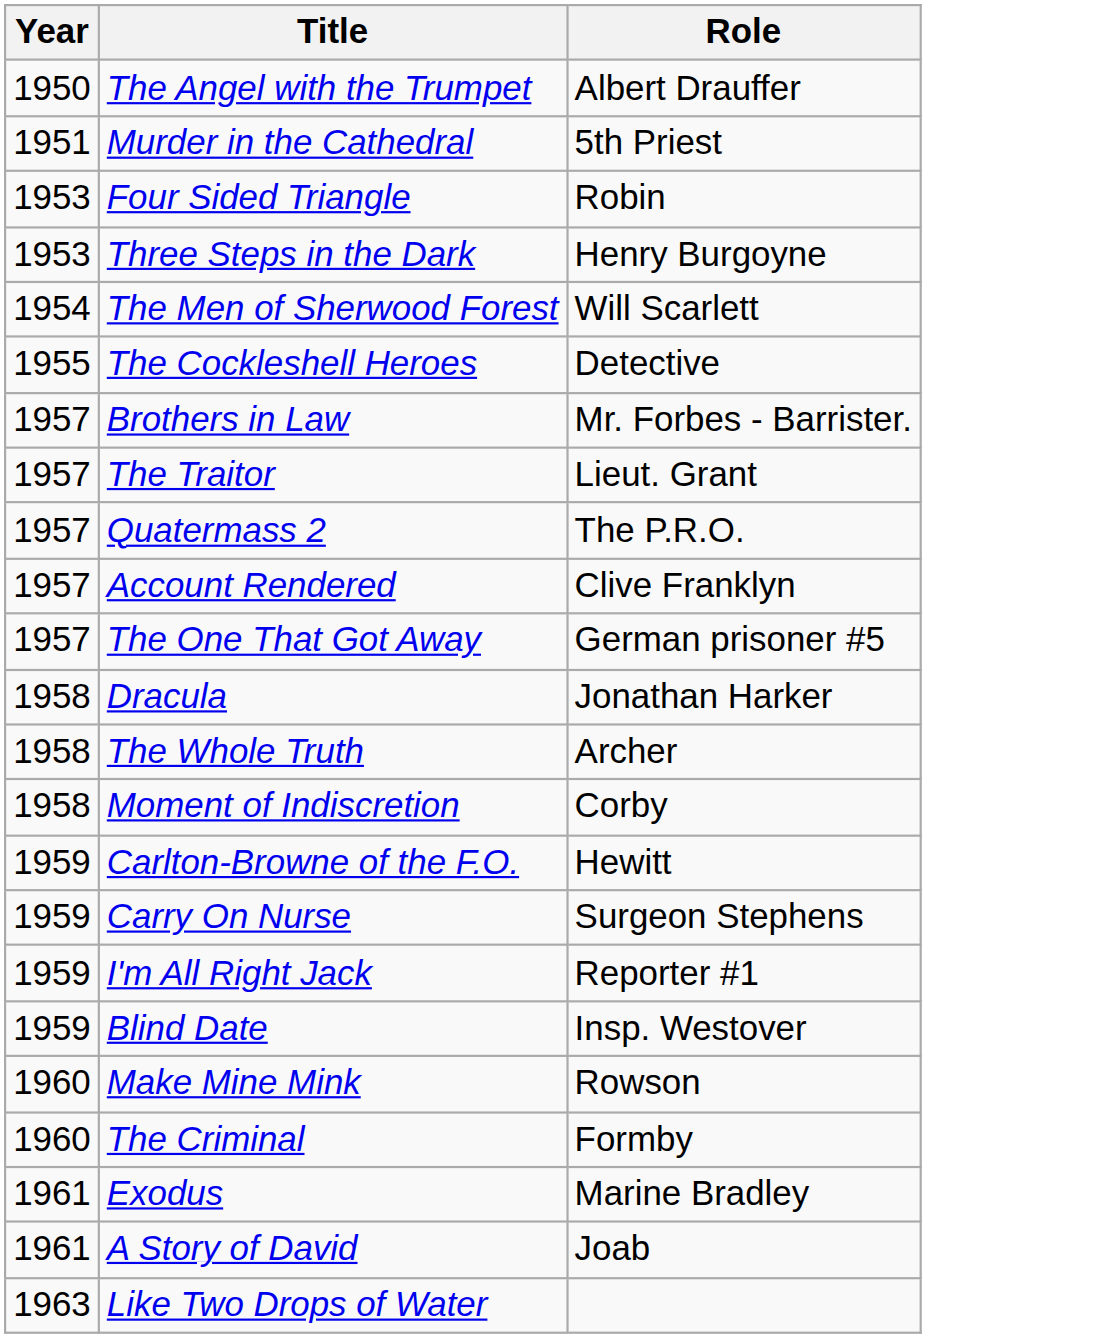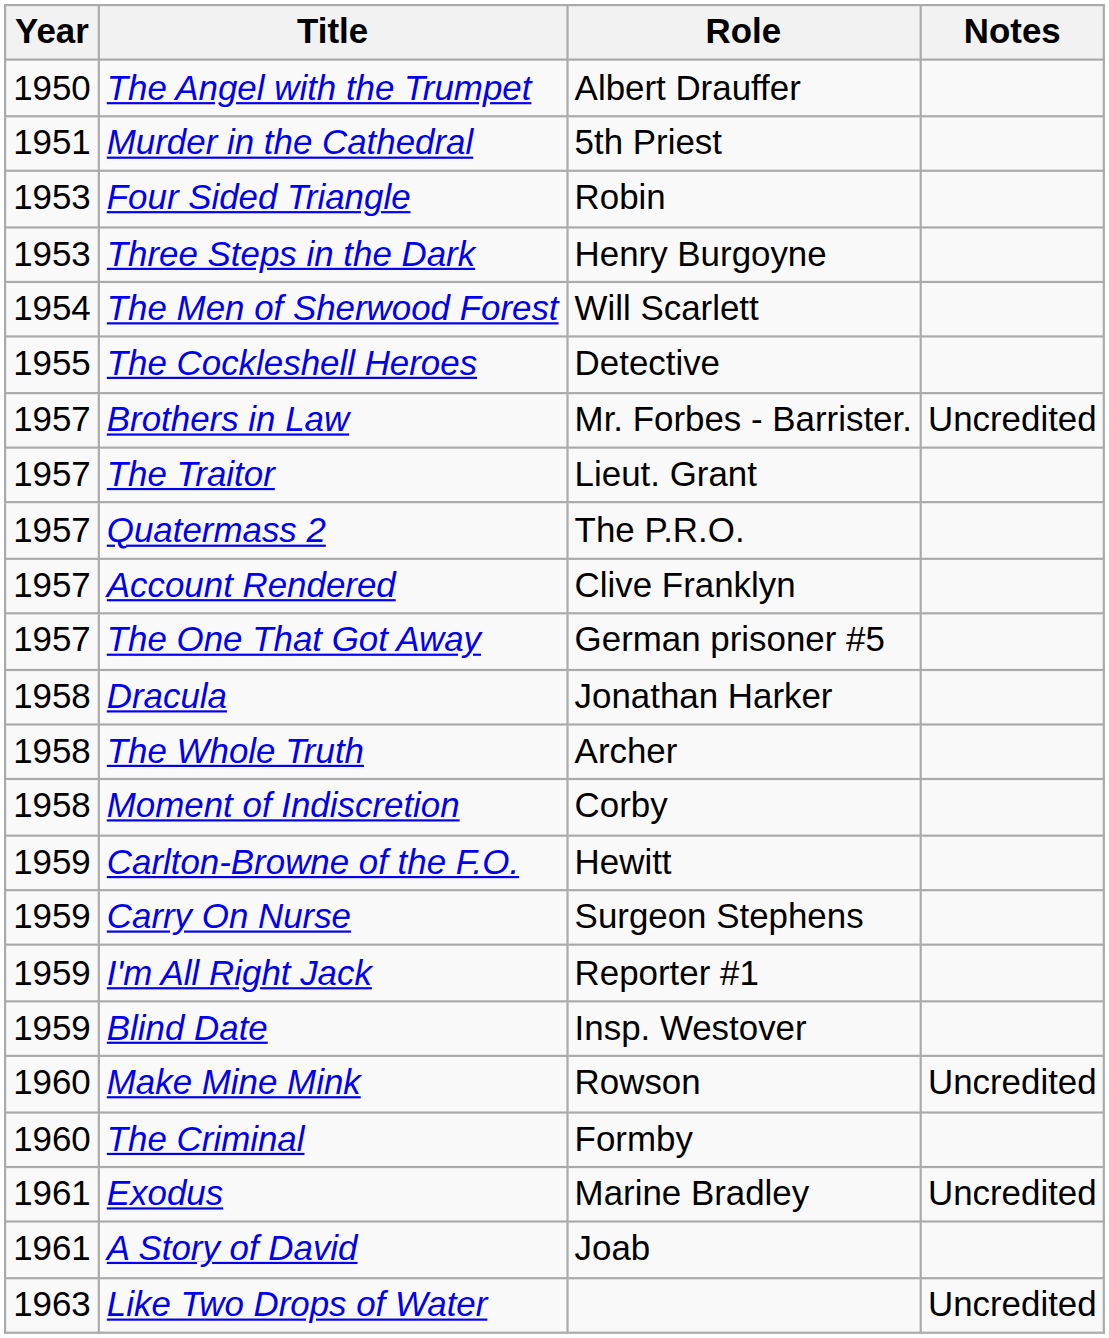+ column: (1012, 32)
